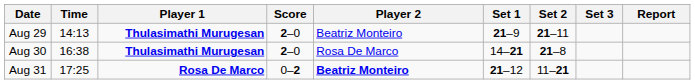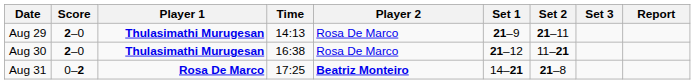columns swapped: (74, 14) <-> (290, 14)
(359, 33) Beatriz Monteiro -> (357, 33) Rosa De Marco
(506, 51) 14–21 -> (506, 51) 21–12
(553, 51) 21–8 -> (553, 51) 11–21
(506, 70) 21–12 -> (506, 70) 14–21
(553, 70) 11–21 -> (553, 70) 21–8
